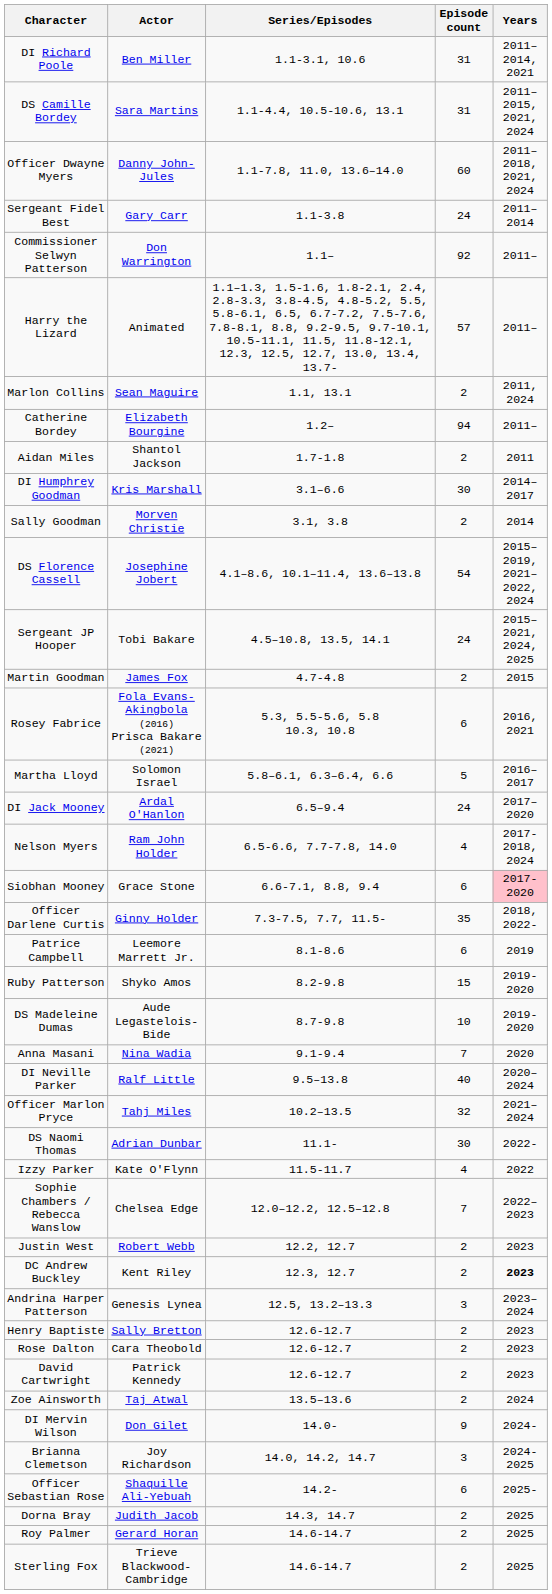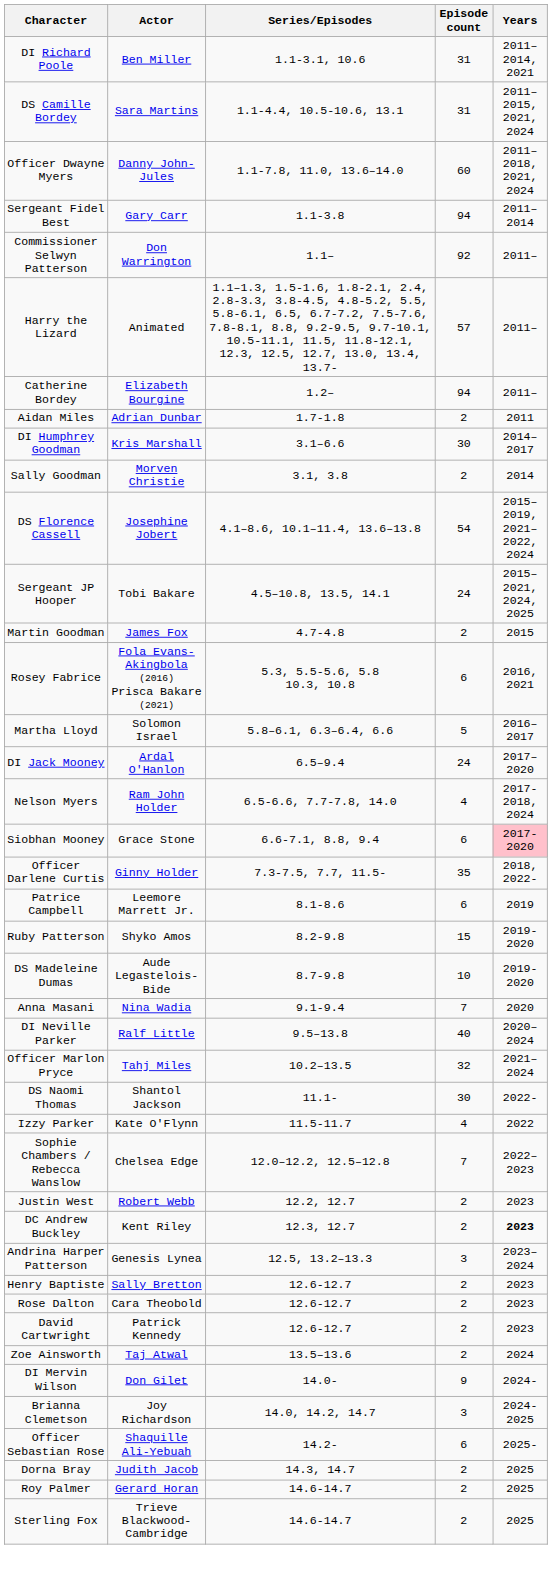(464, 216) 24 -> (464, 216) 94
- row: (56, 393)
(157, 457) Shantol Jackson -> (157, 418) Adrian Dunbar
(157, 1144) Adrian Dunbar -> (157, 1098) Shantol Jackson
